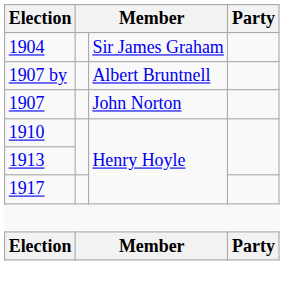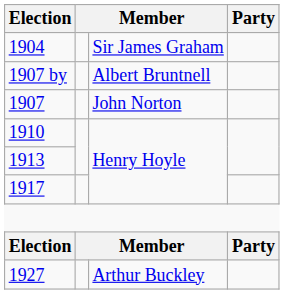+ row: (27, 274)
